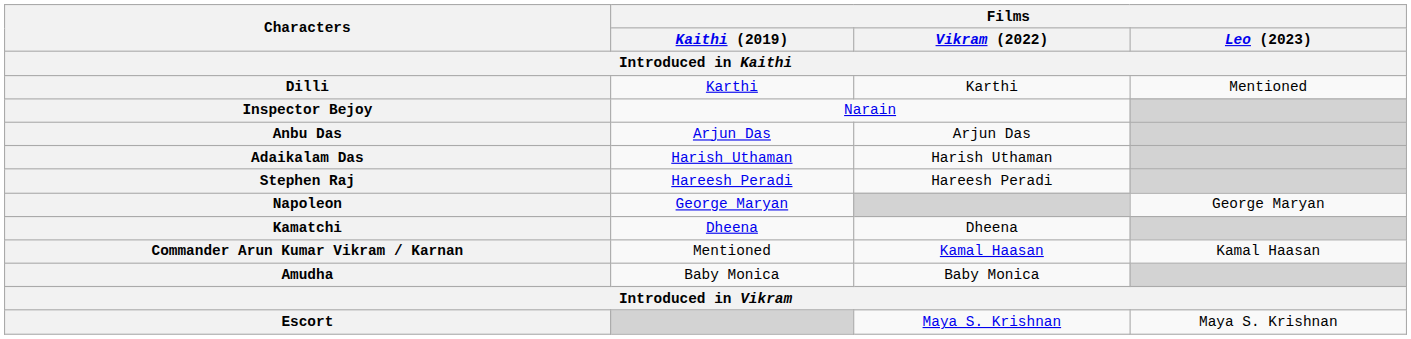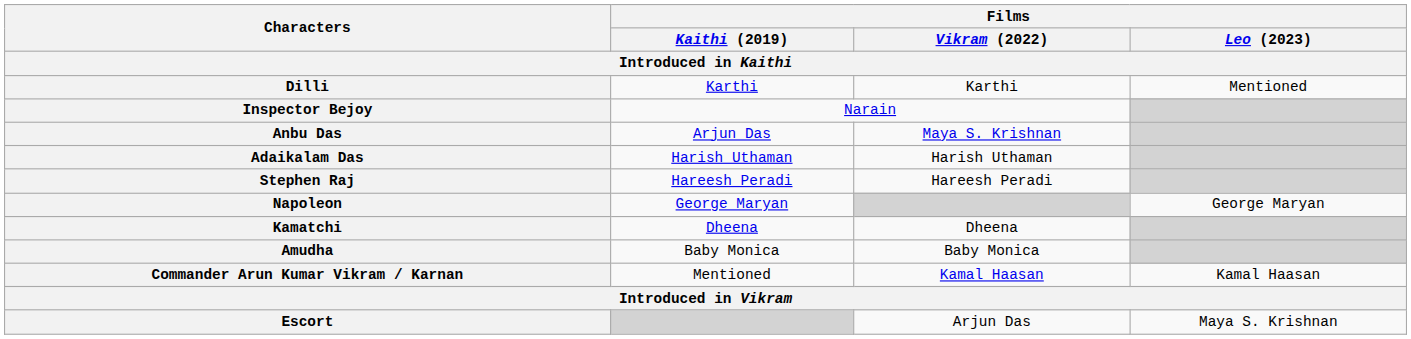(992, 134) Arjun Das -> (992, 134) Maya S. Krishnan
rows swapped: (307, 275) <-> (307, 251)
(992, 322) Maya S. Krishnan -> (992, 322) Arjun Das
